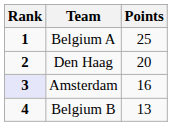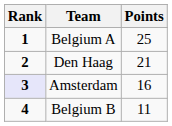(144, 62) 20 -> (144, 62) 21
(144, 109) 13 -> (144, 109) 11
